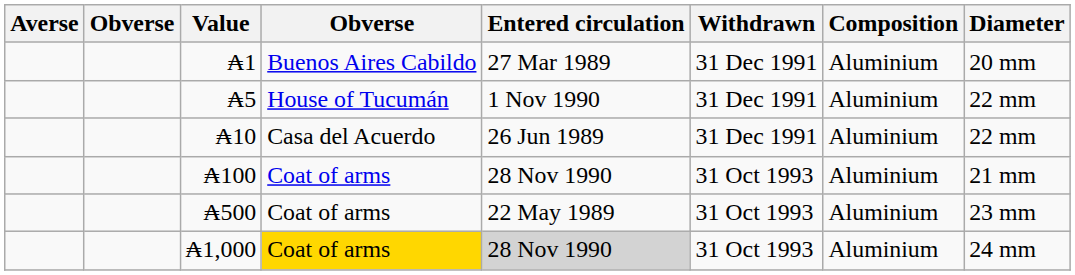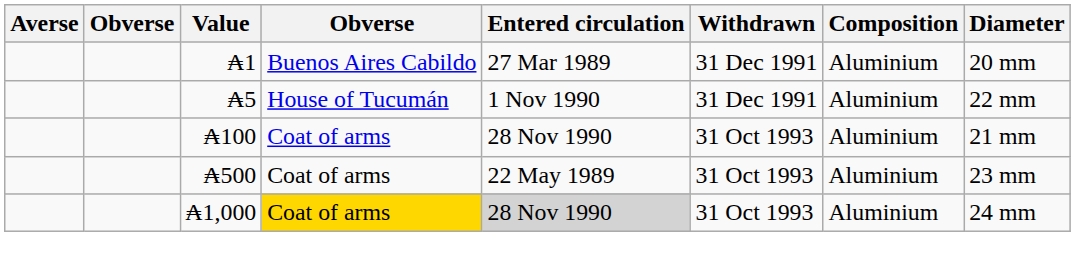- row: (236, 136)
